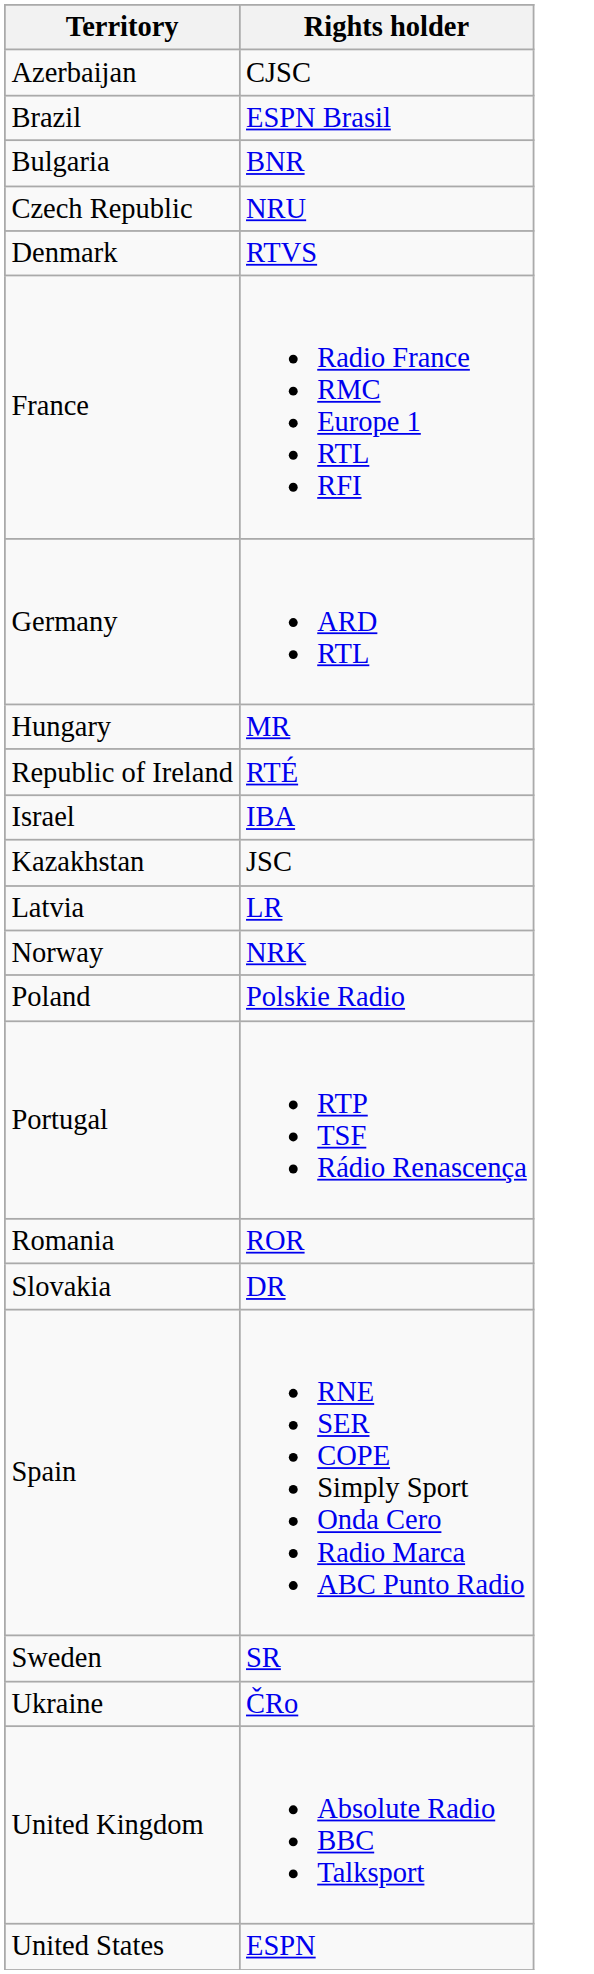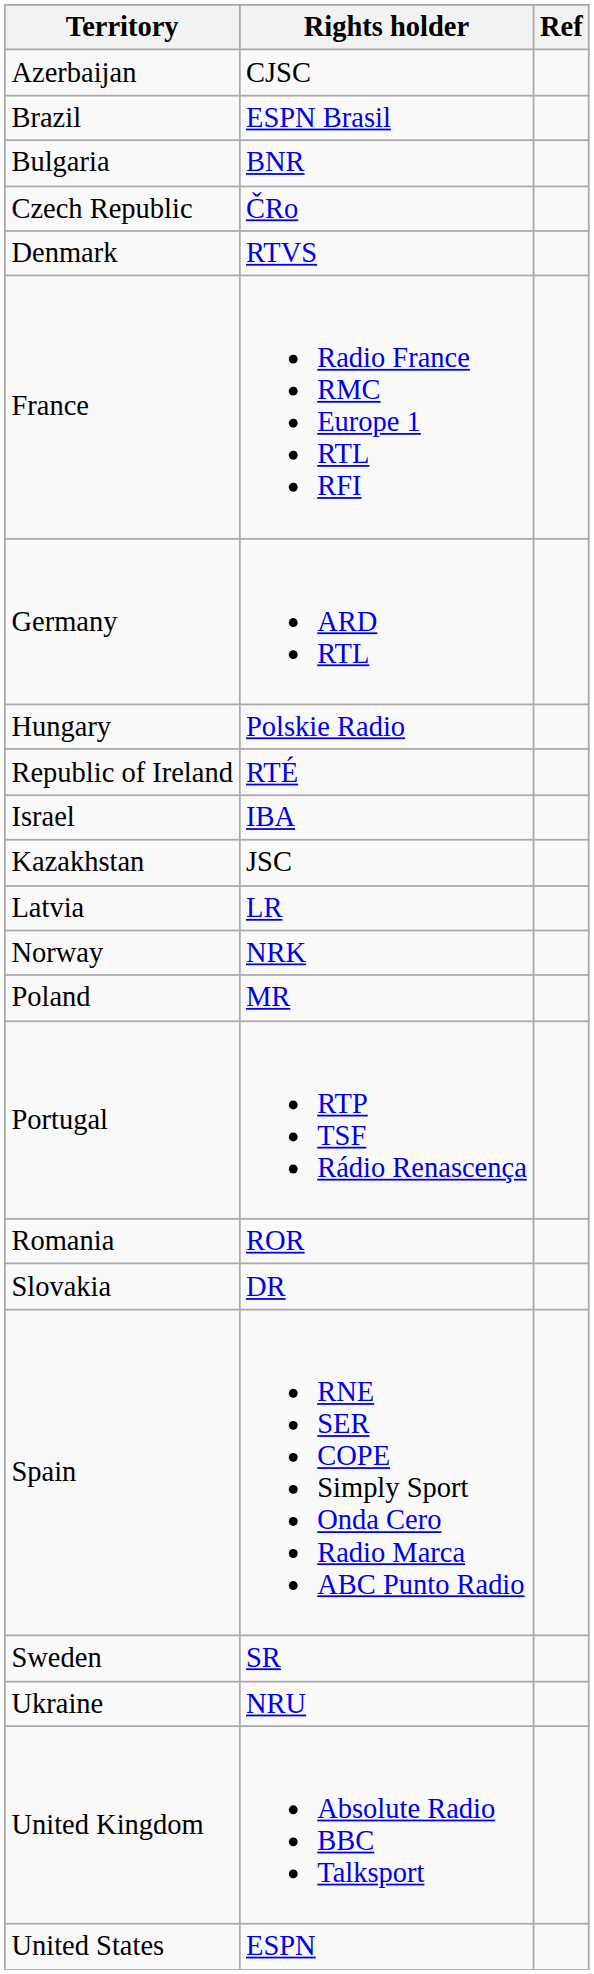+ column: (561, 27)
(276, 207) NRU -> (272, 207) ČRo
(268, 726) MR -> (326, 726) Polskie Radio
(326, 997) Polskie Radio -> (268, 997) MR
(272, 1702) ČRo -> (276, 1702) NRU
